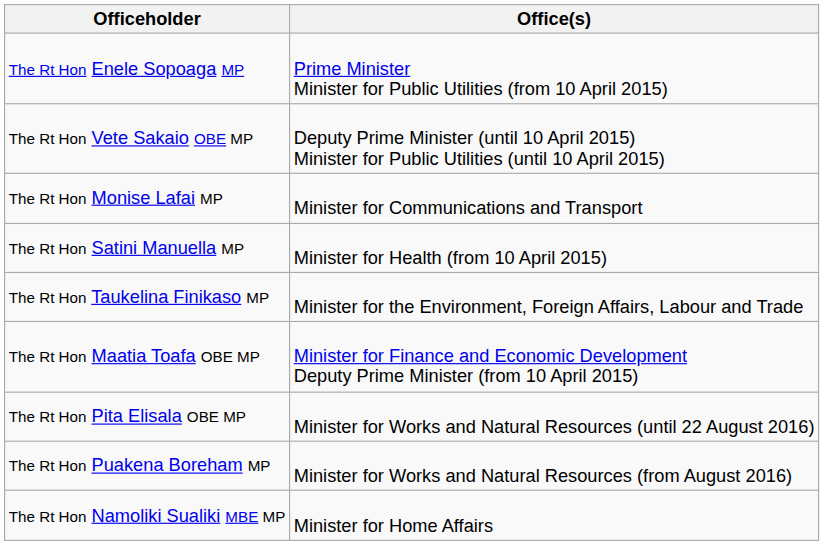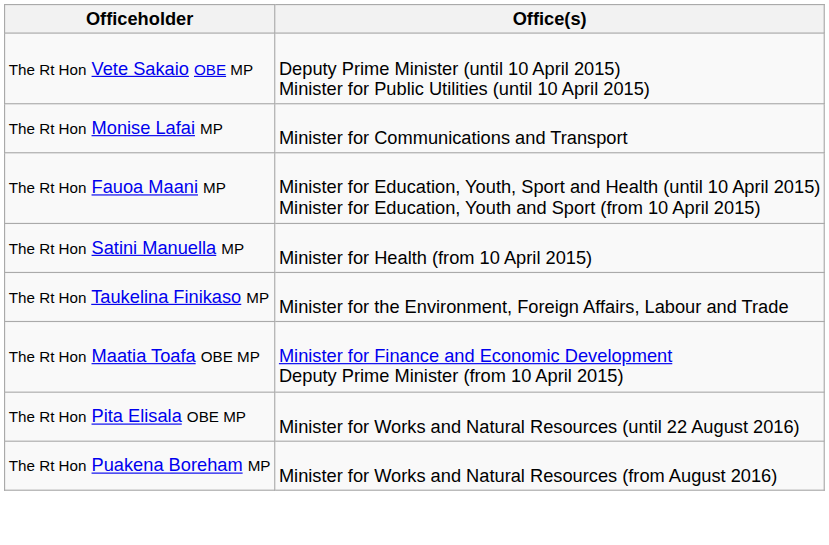- row: (126, 68)
+ row: (117, 187)
- row: (147, 515)
